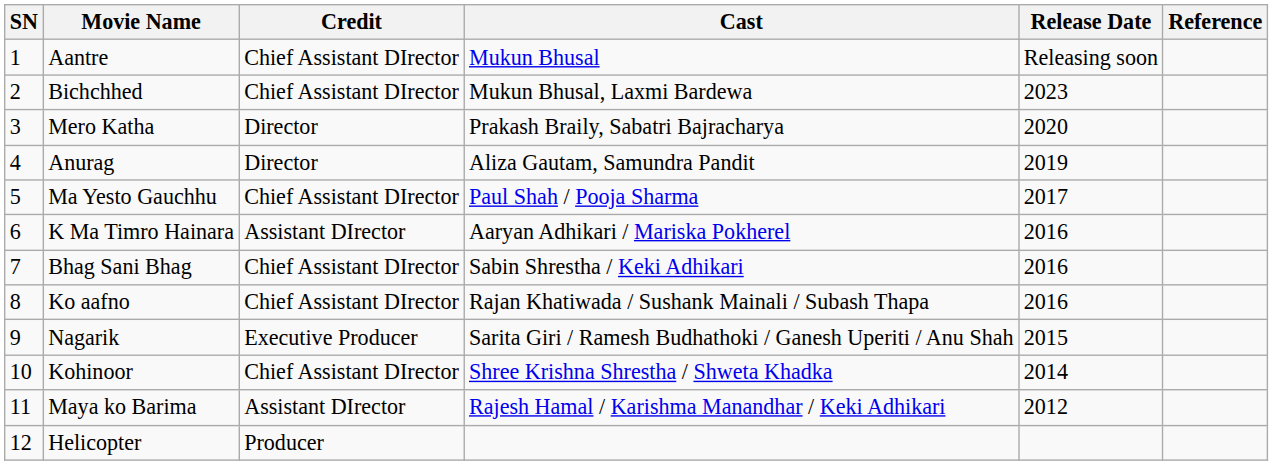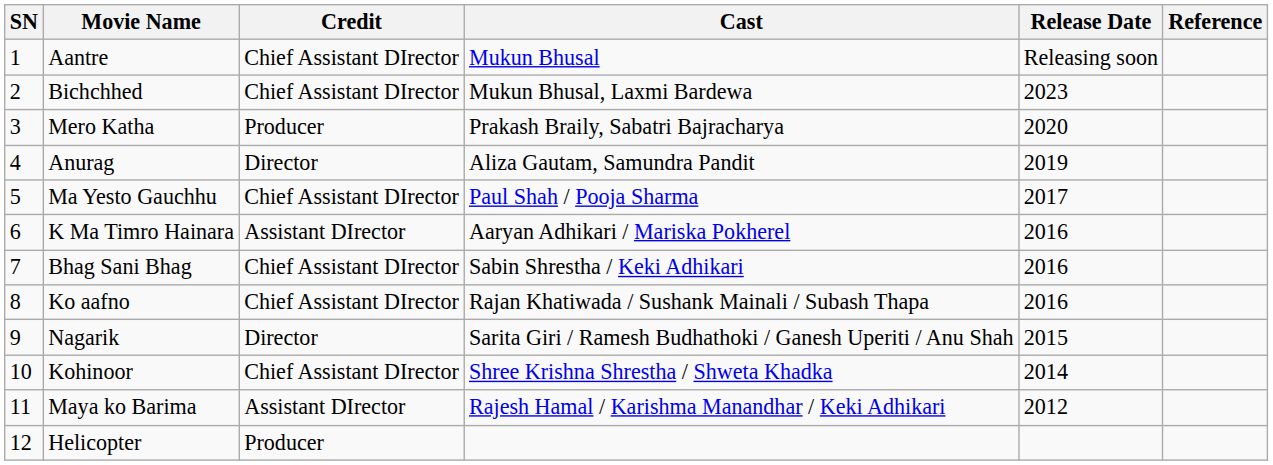(281, 127) Director -> (284, 127) Producer
(331, 337) Executive Producer -> (281, 337) Director
